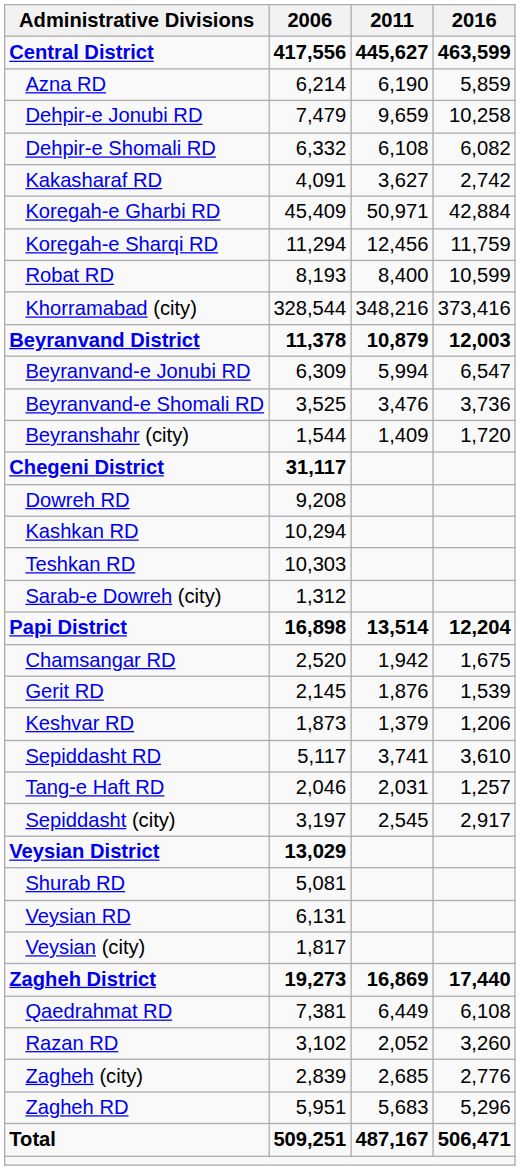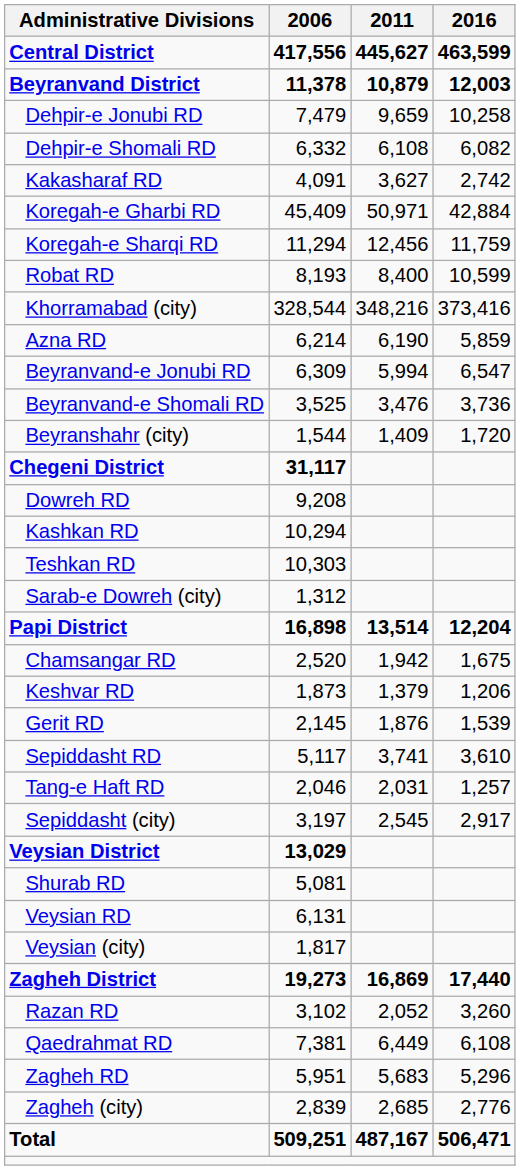rows swapped: (66, 84) <-> (105, 340)
rows swapped: (65, 691) <-> (80, 723)
rows swapped: (99, 1011) <-> (72, 1043)
rows swapped: (77, 1107) <-> (84, 1075)
